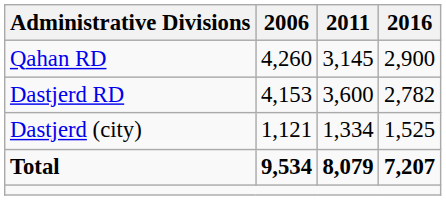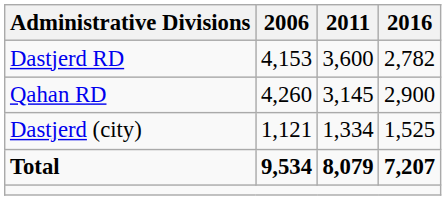rows swapped: (67, 94) <-> (58, 58)
